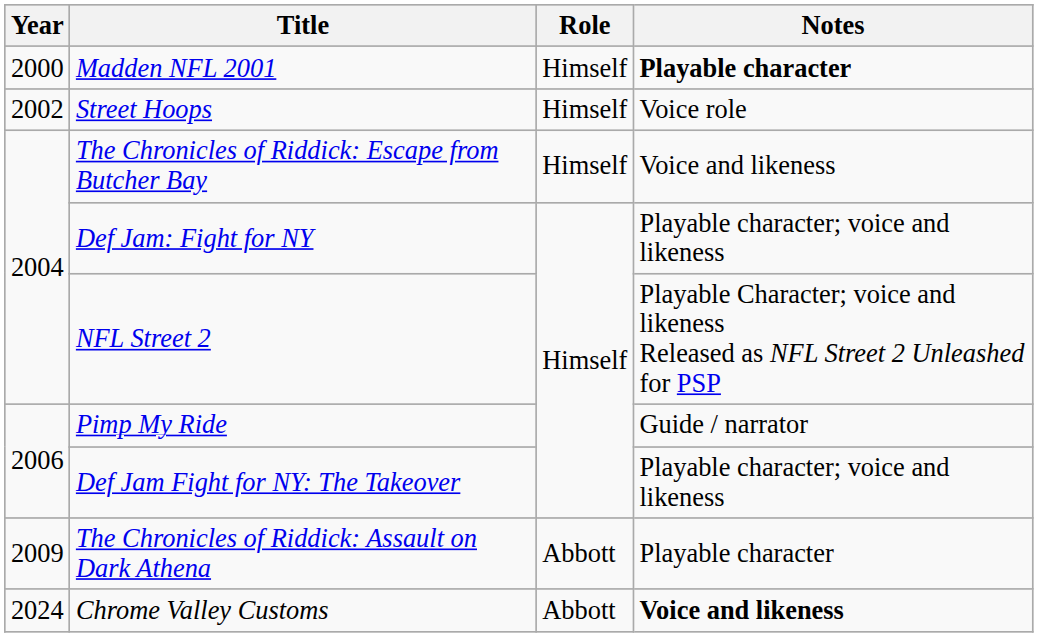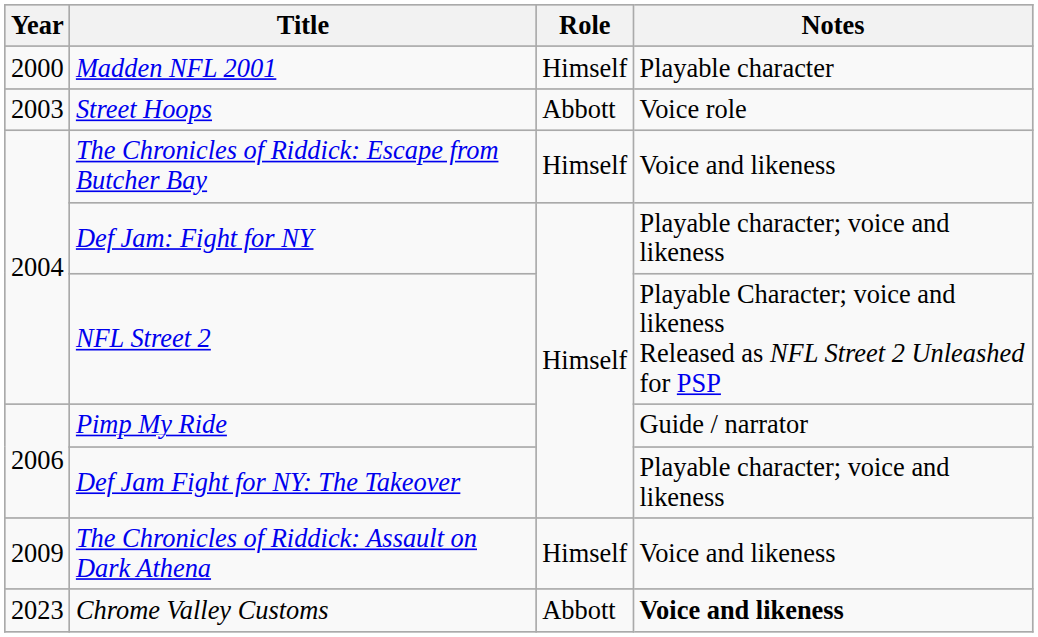(745, 67) bold -> (737, 67) normal
(37, 109) 2002 -> (37, 109) 2003
(585, 109) Himself -> (579, 109) Abbott
(579, 553) Abbott -> (585, 553) Himself
(737, 553) Playable character -> (737, 553) Voice and likeness
(37, 610) 2024 -> (37, 610) 2023
